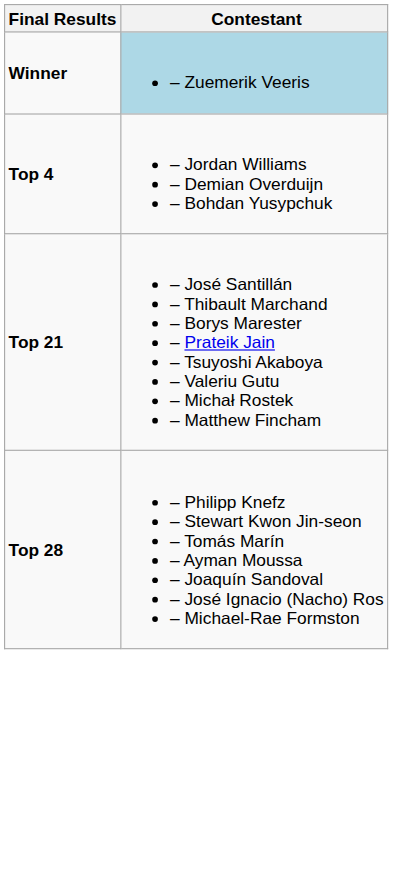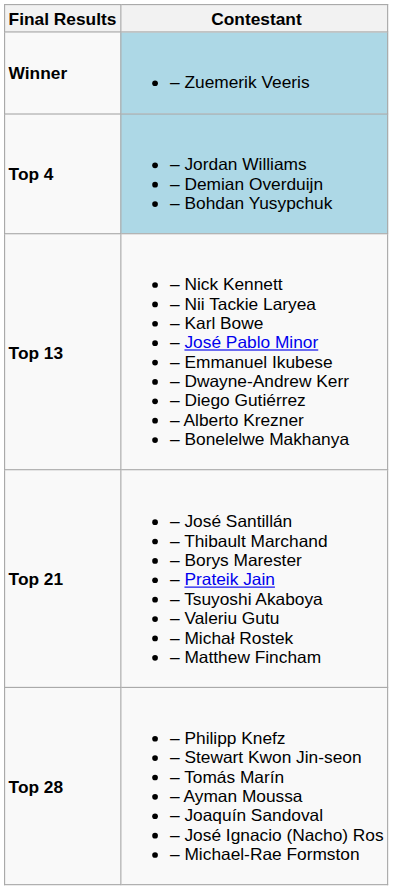(254, 183) no background -> (254, 183) lightblue background
+ row: (36, 352)
